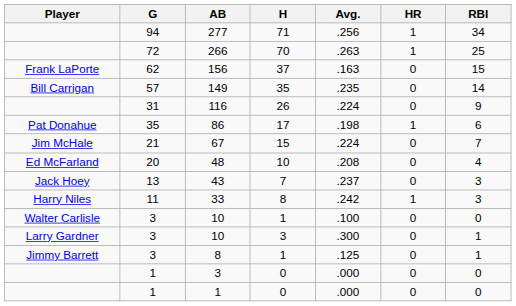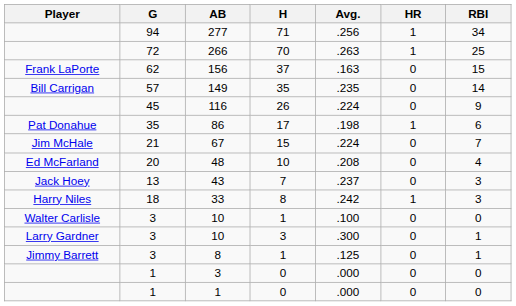(153, 106) 31 -> (153, 106) 45
(153, 199) 11 -> (153, 199) 18
